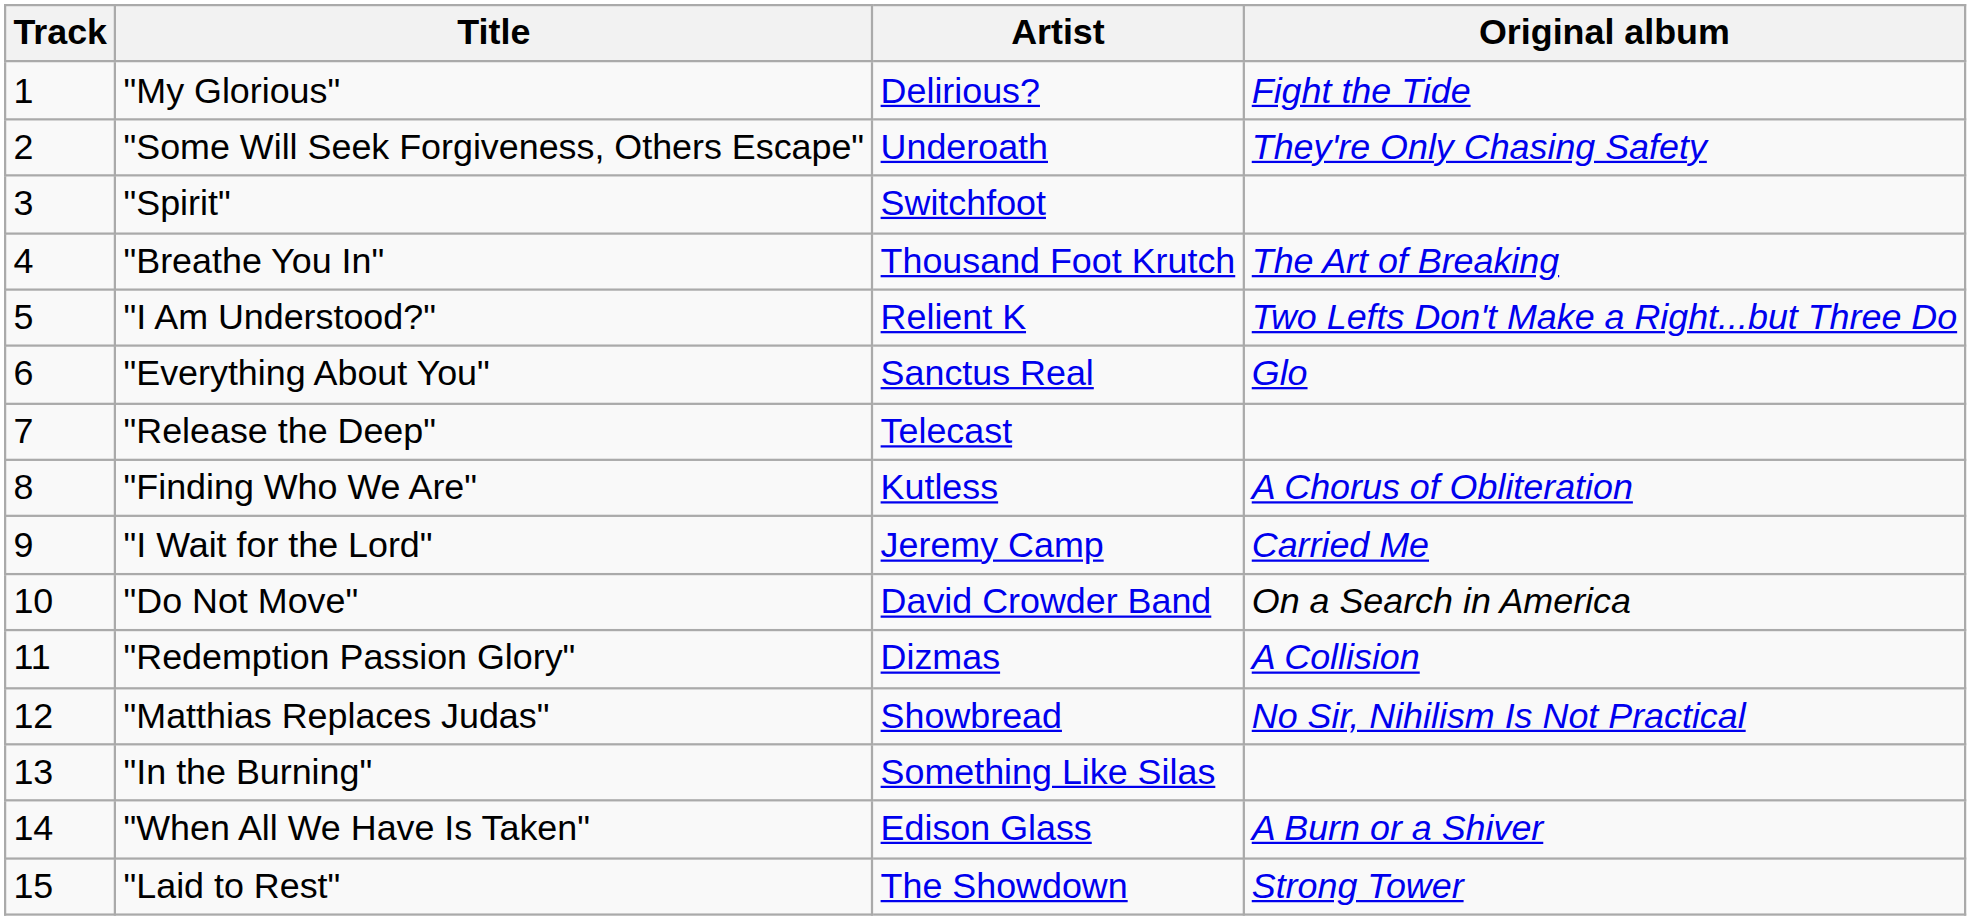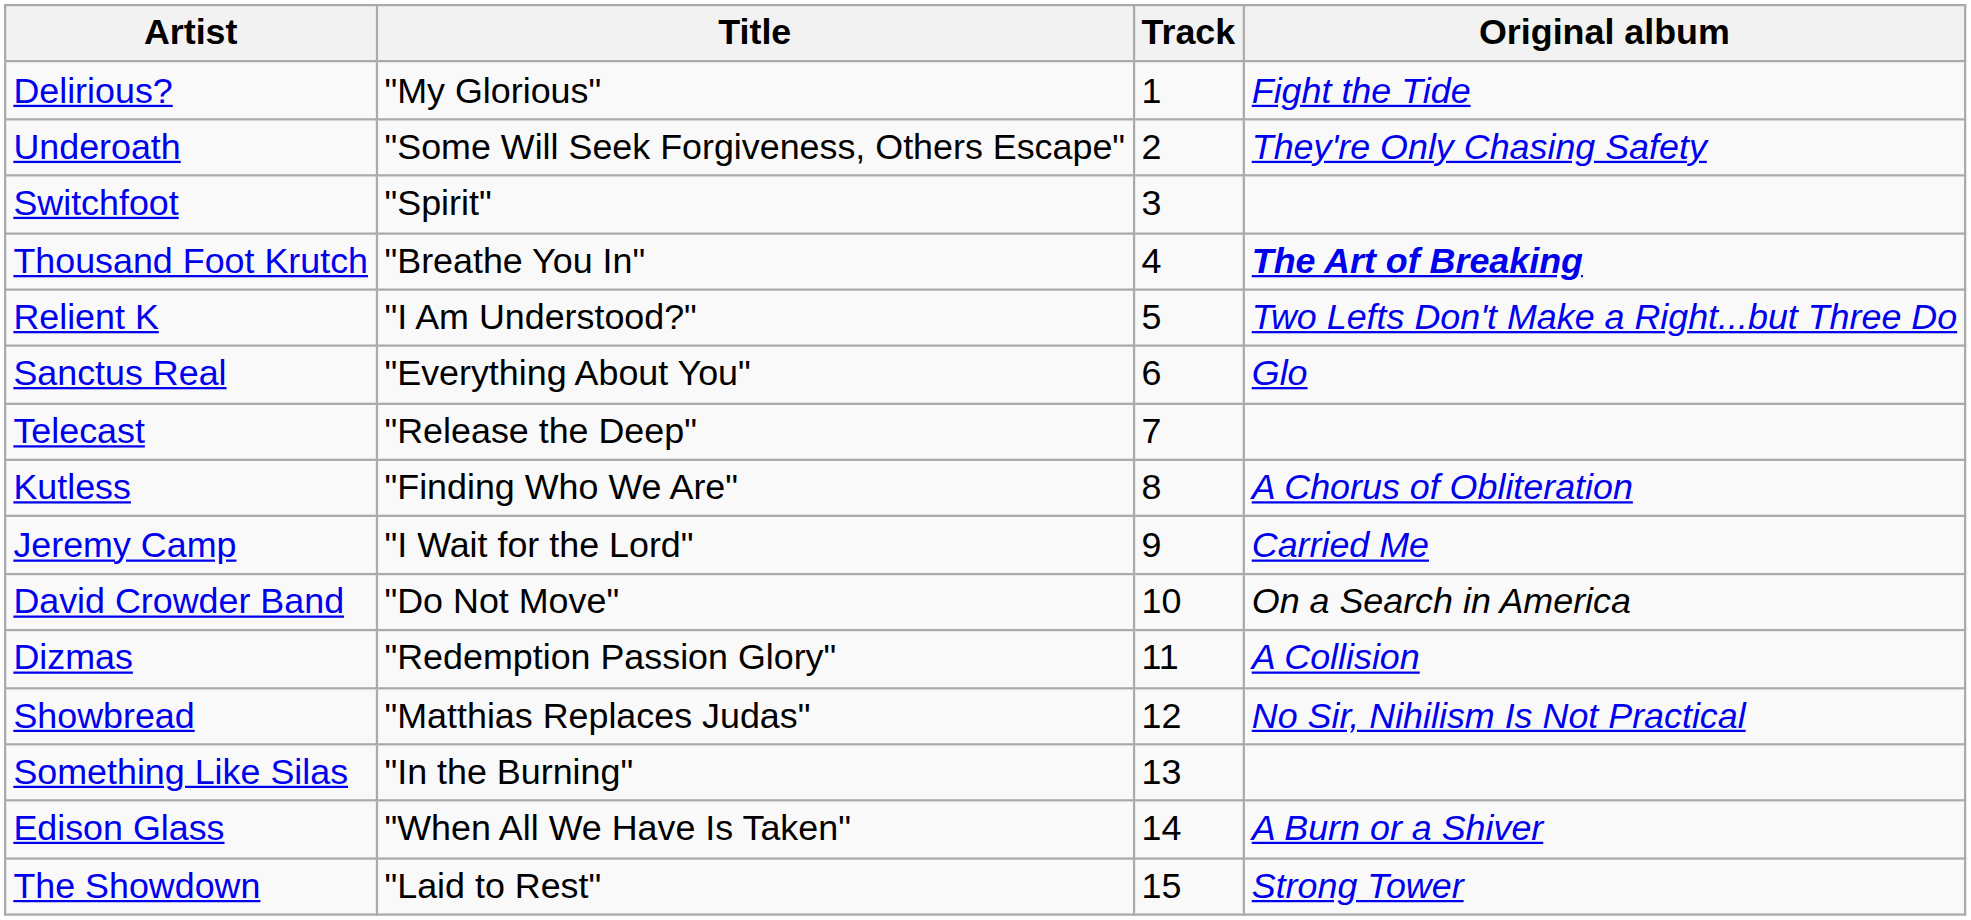columns swapped: (60, 32) <-> (1058, 32)
(1405, 260) normal -> (1417, 260) bold
